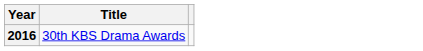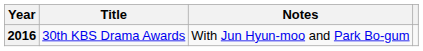+ column: (300, 14)
